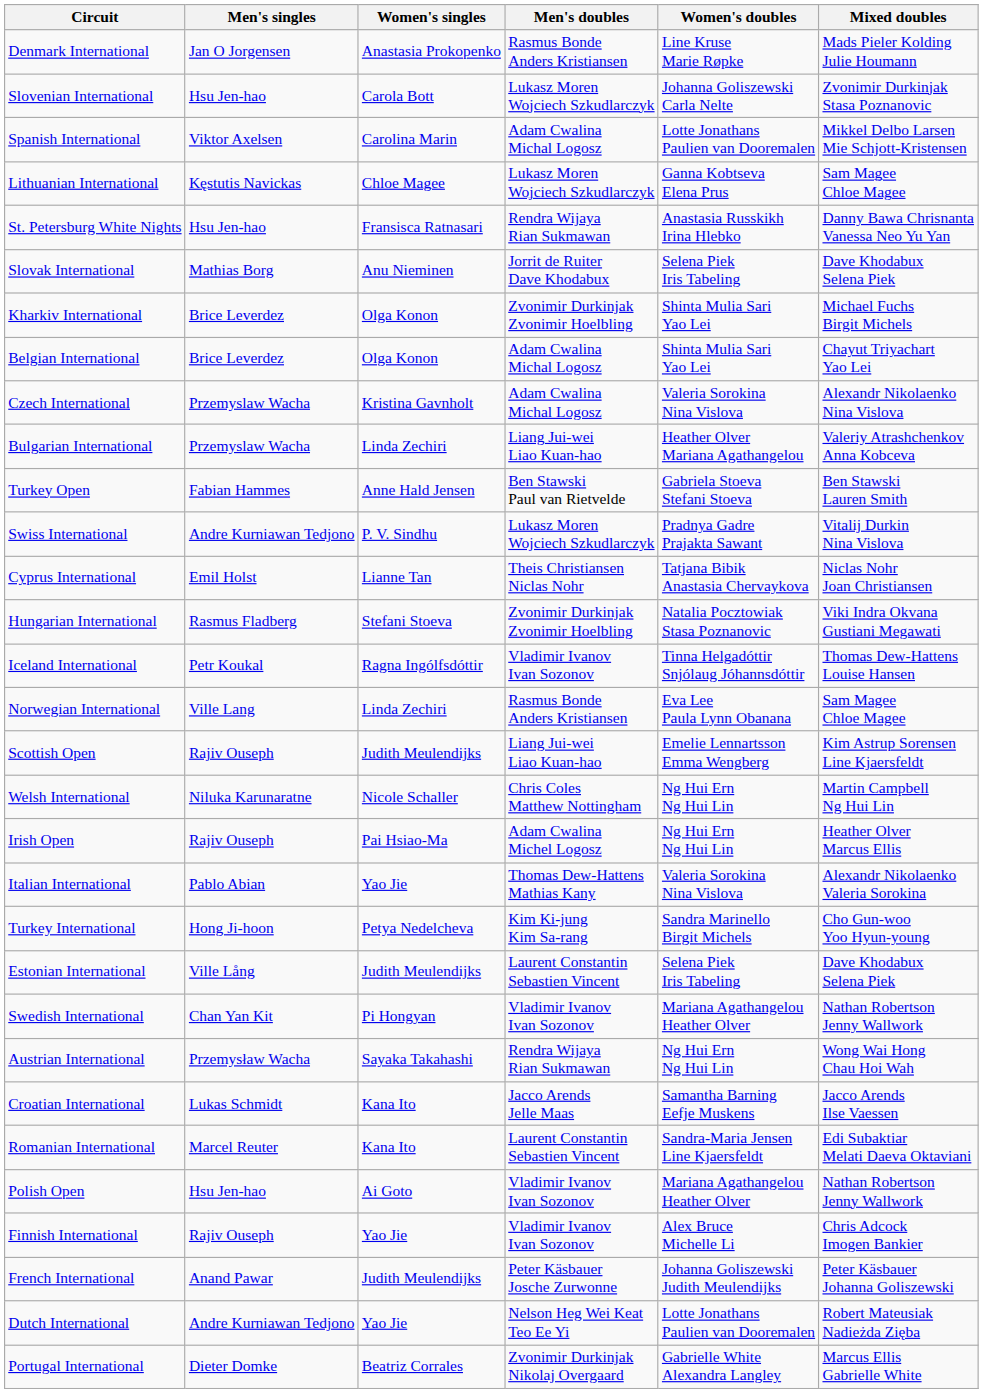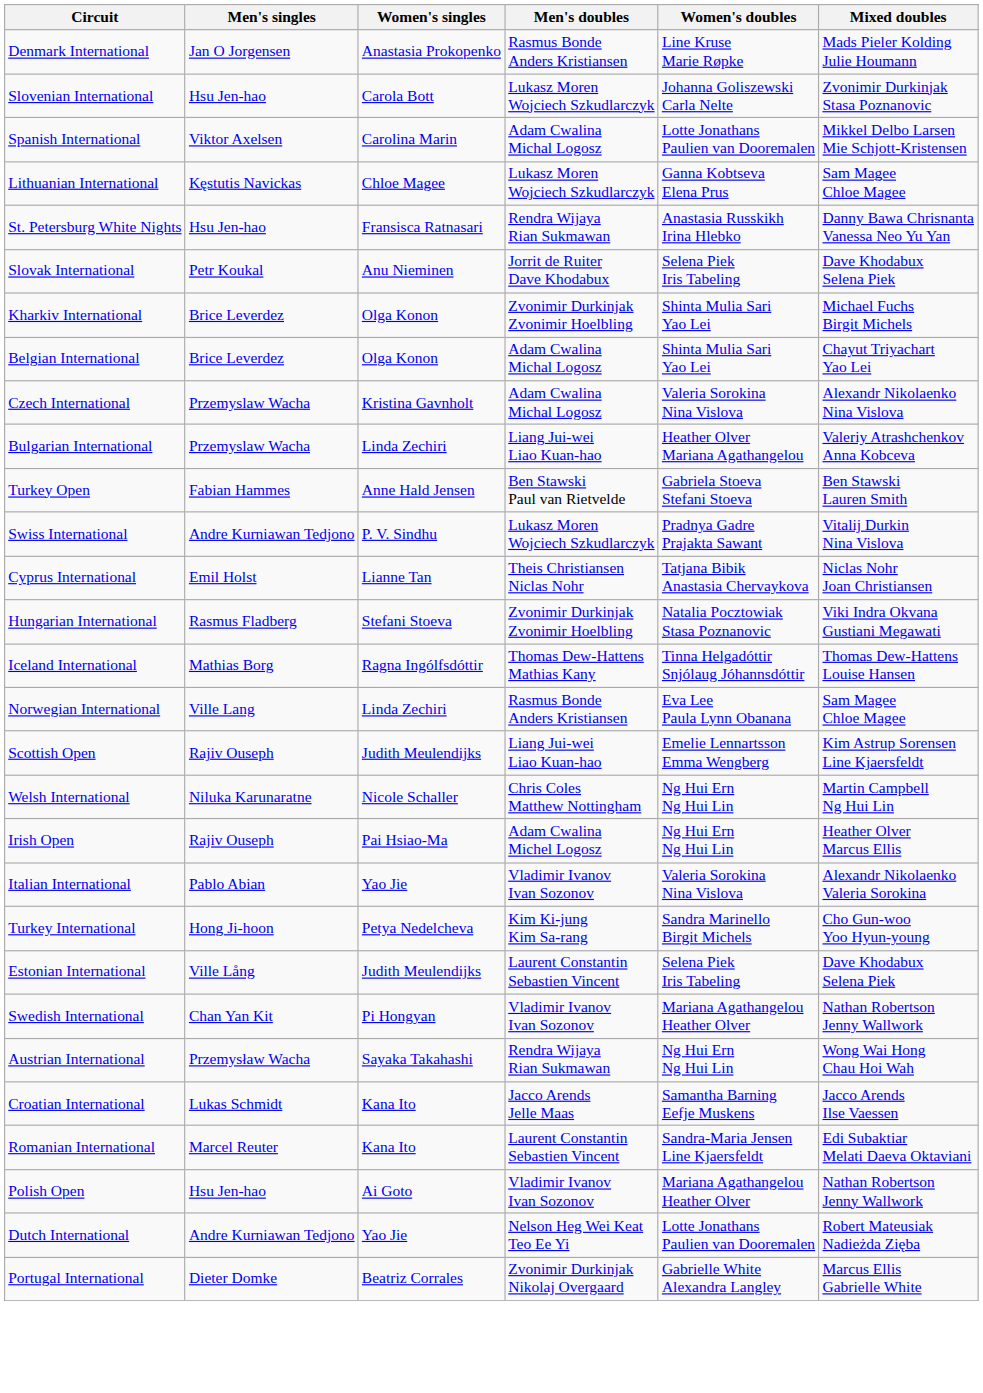(231, 270) Mathias Borg -> (226, 270) Petr Koukal
(226, 665) Petr Koukal -> (231, 665) Mathias Borg
(560, 665) Vladimir Ivanov Ivan Sozonov -> (576, 665) Thomas Dew-Hattens Mathias Kany
(576, 884) Thomas Dew-Hattens Mathias Kany -> (560, 884) Vladimir Ivanov Ivan Sozonov
- row: (73, 1234)
- row: (71, 1278)
